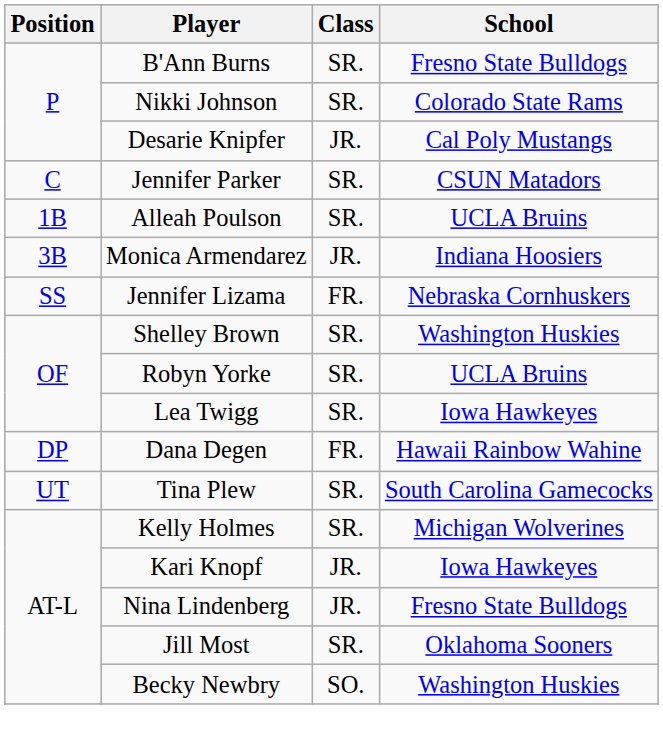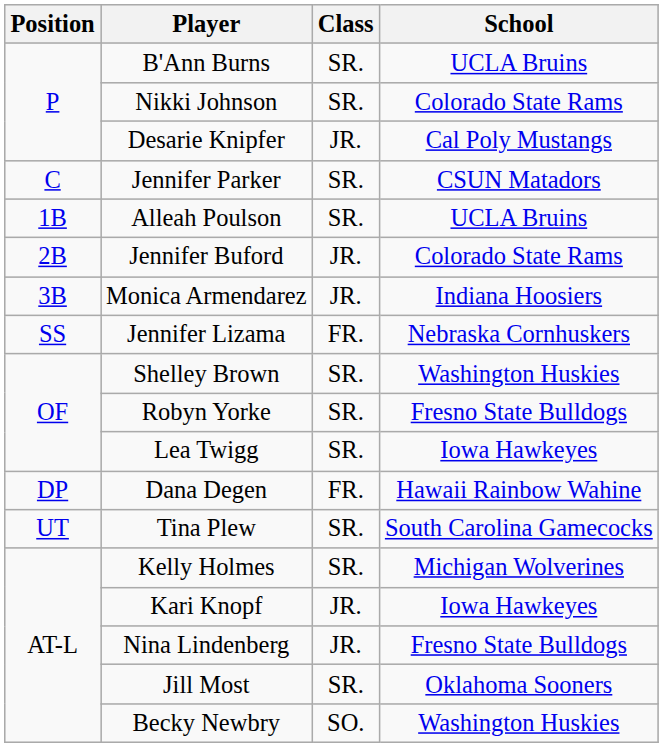(519, 62) Fresno State Bulldogs -> (519, 62) UCLA Bruins
+ row: (206, 256)
(519, 373) UCLA Bruins -> (519, 412) Fresno State Bulldogs
